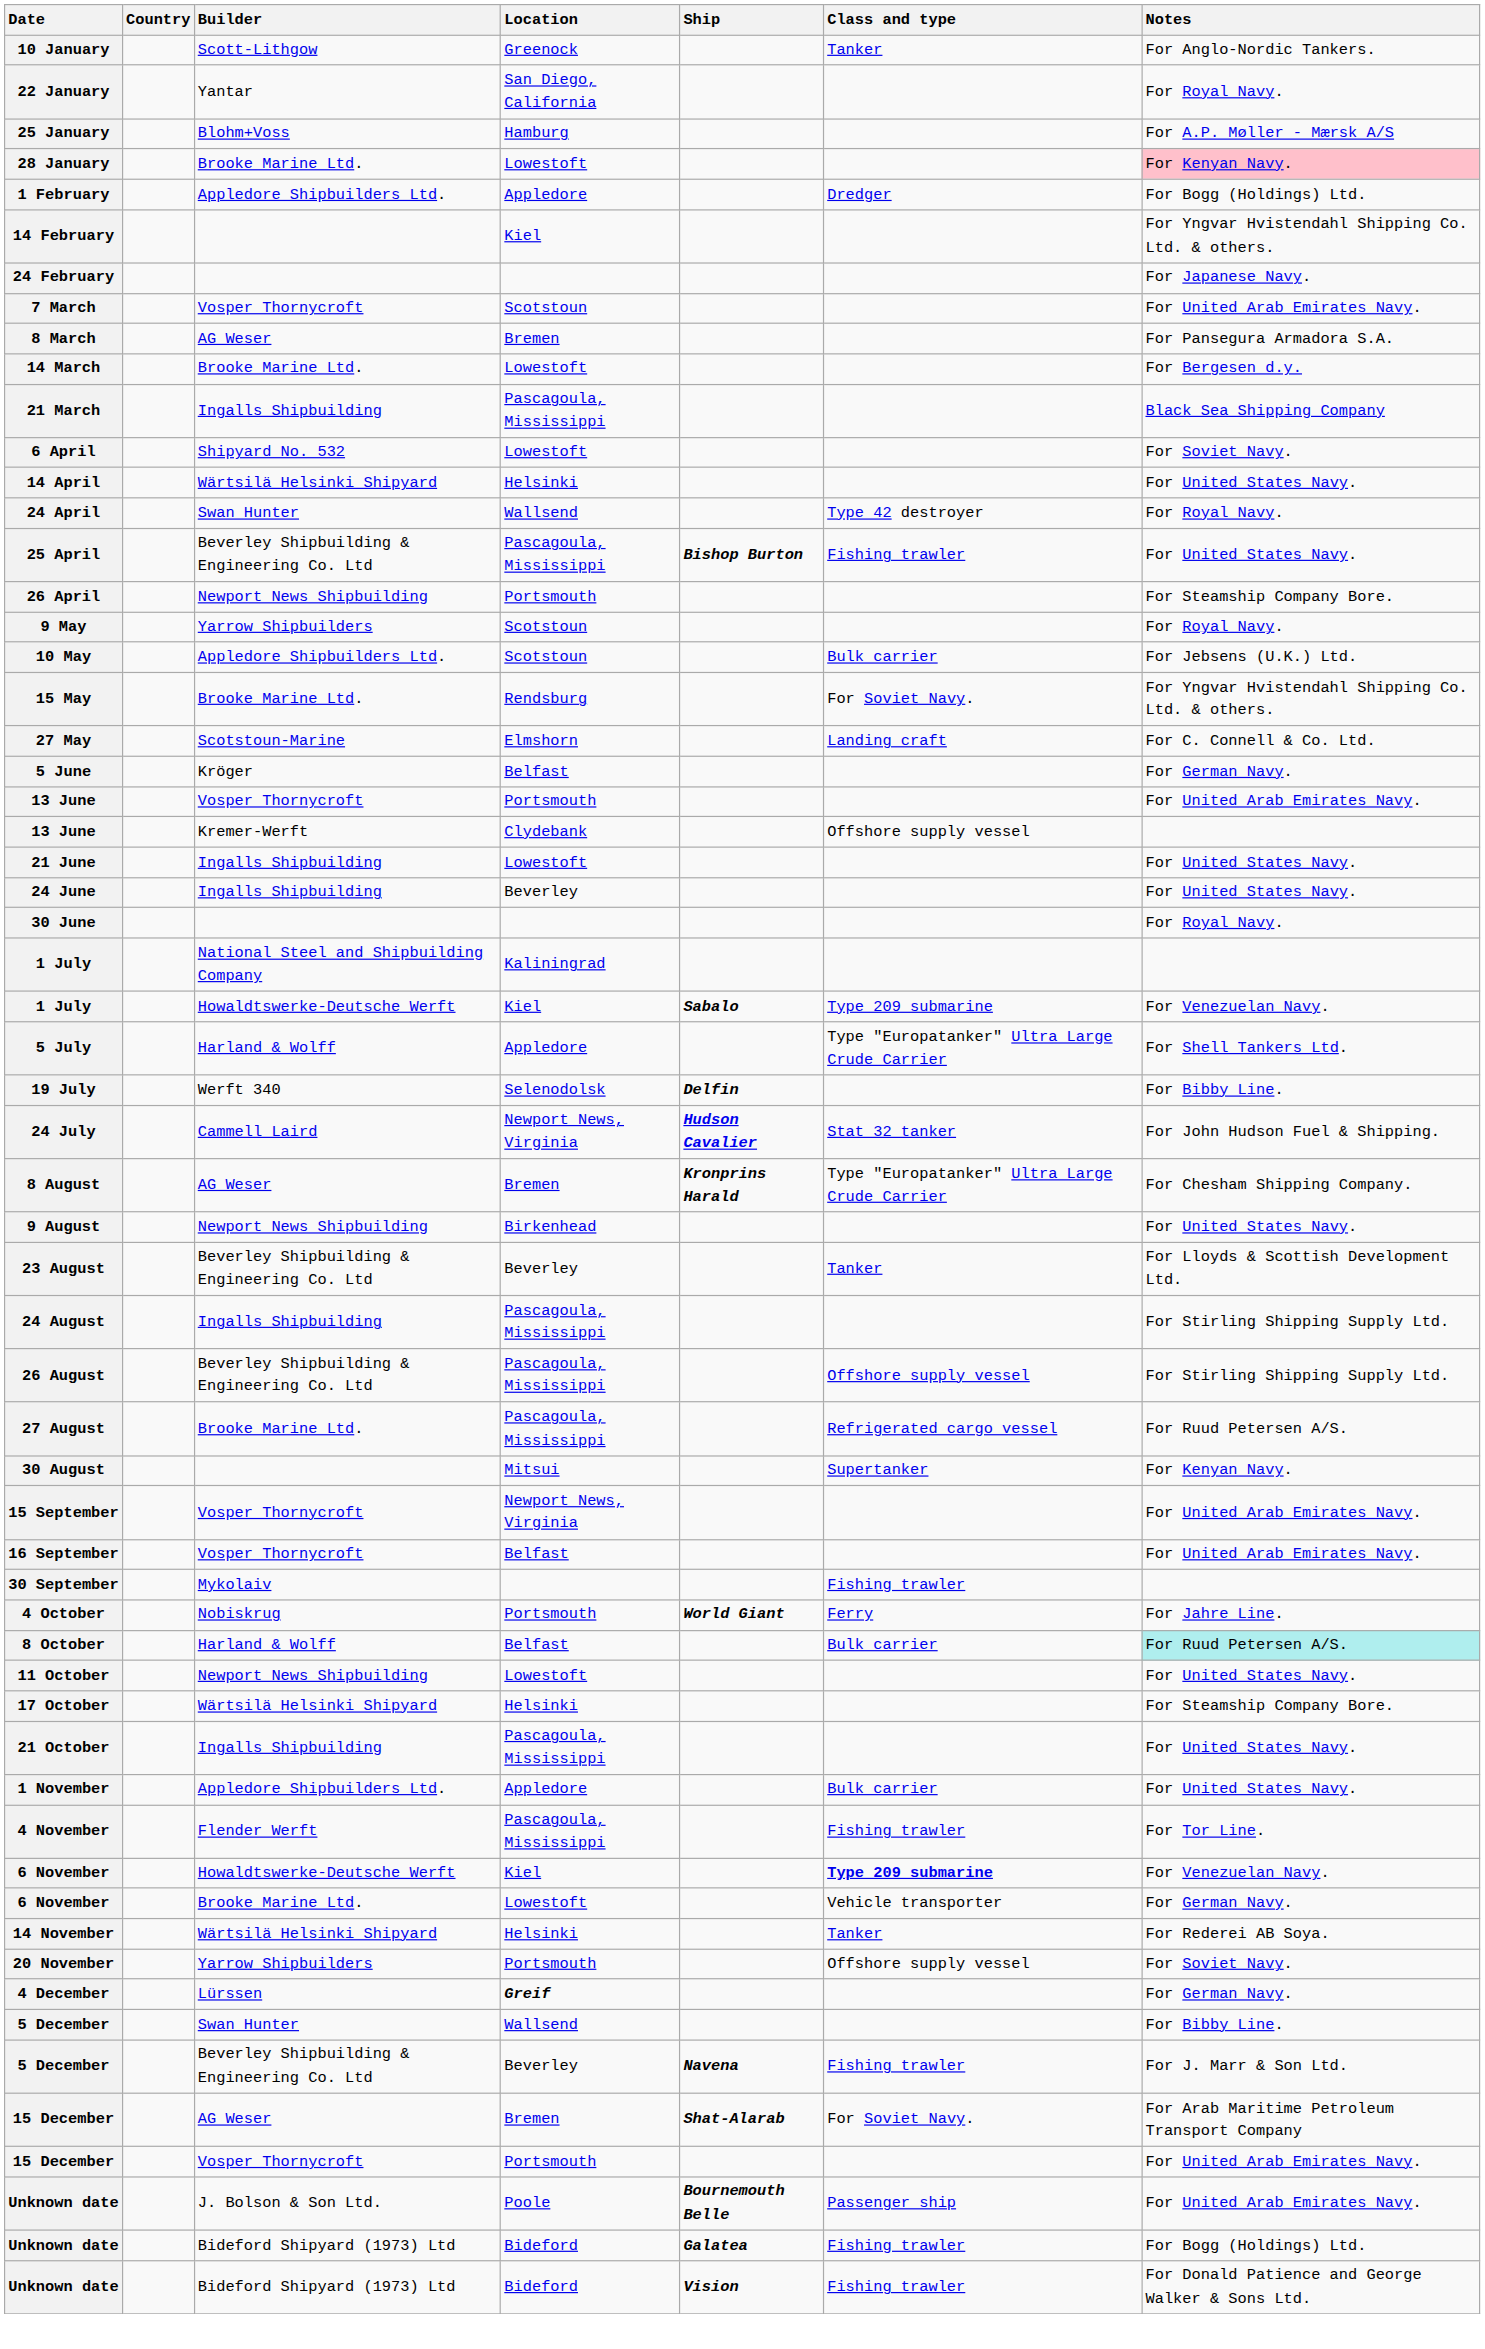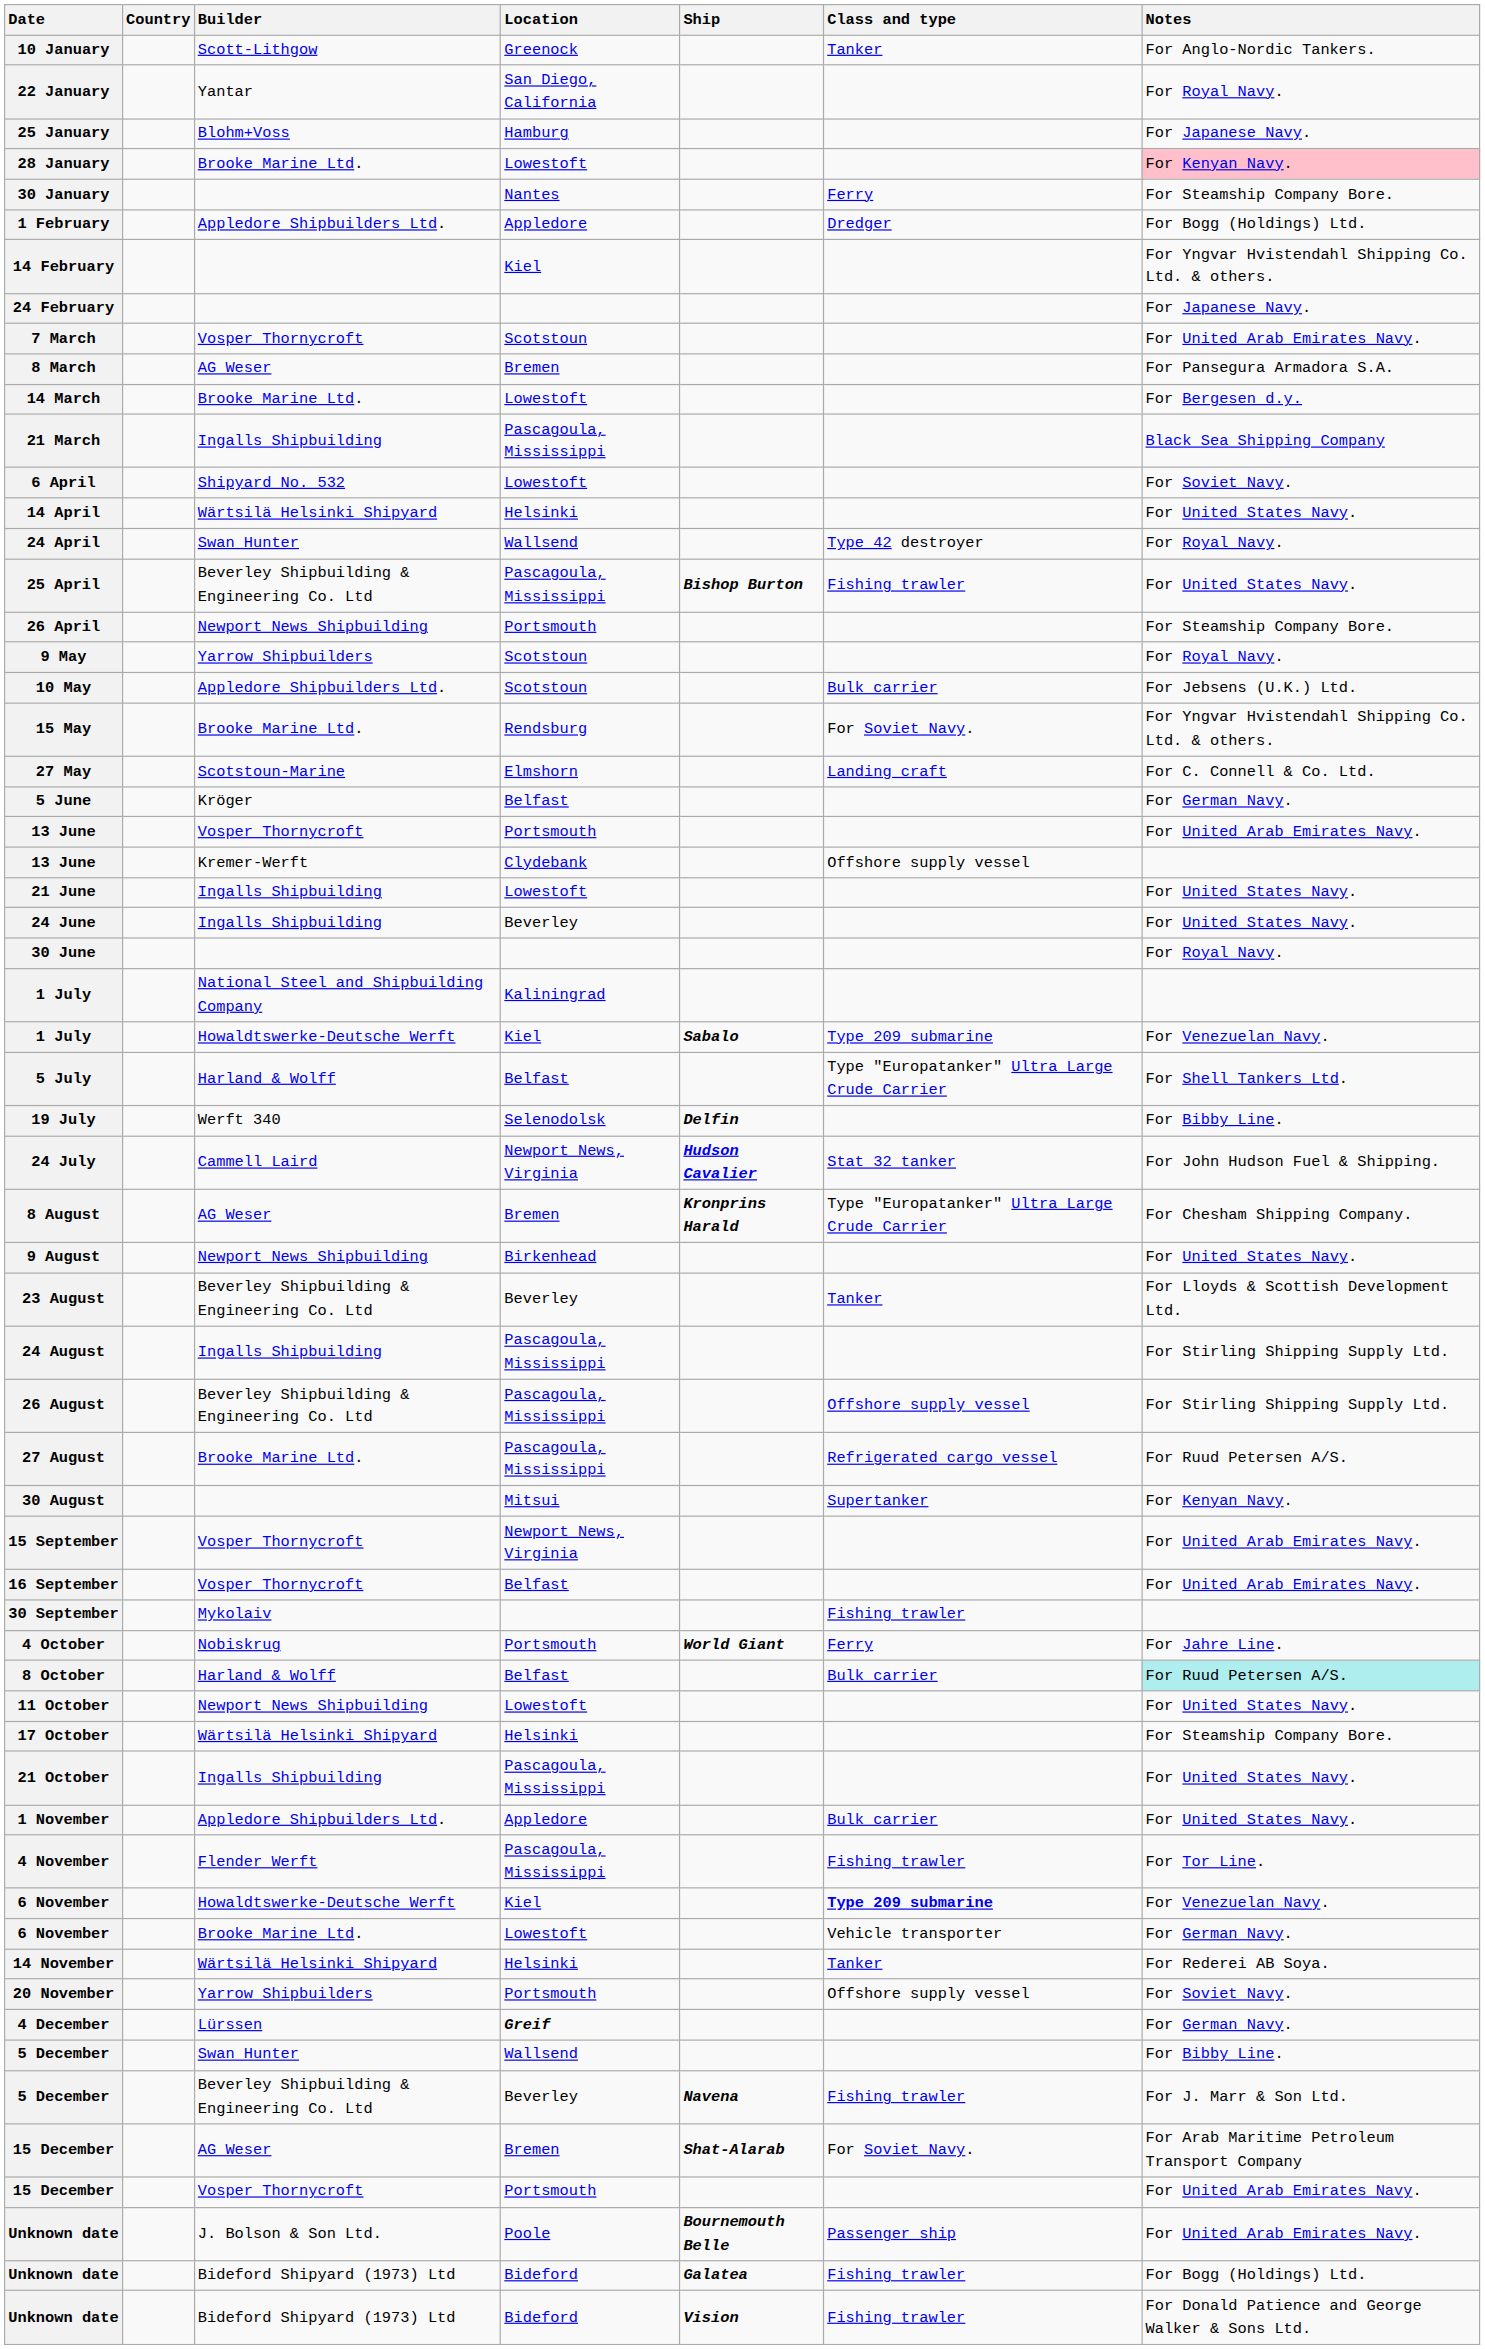(1270, 133) For A.P. Møller - Mærsk A/S -> (1228, 133) For Japanese Navy.
+ row: (63, 194)
(546, 1048) Appledore -> (537, 1078) Belfast
